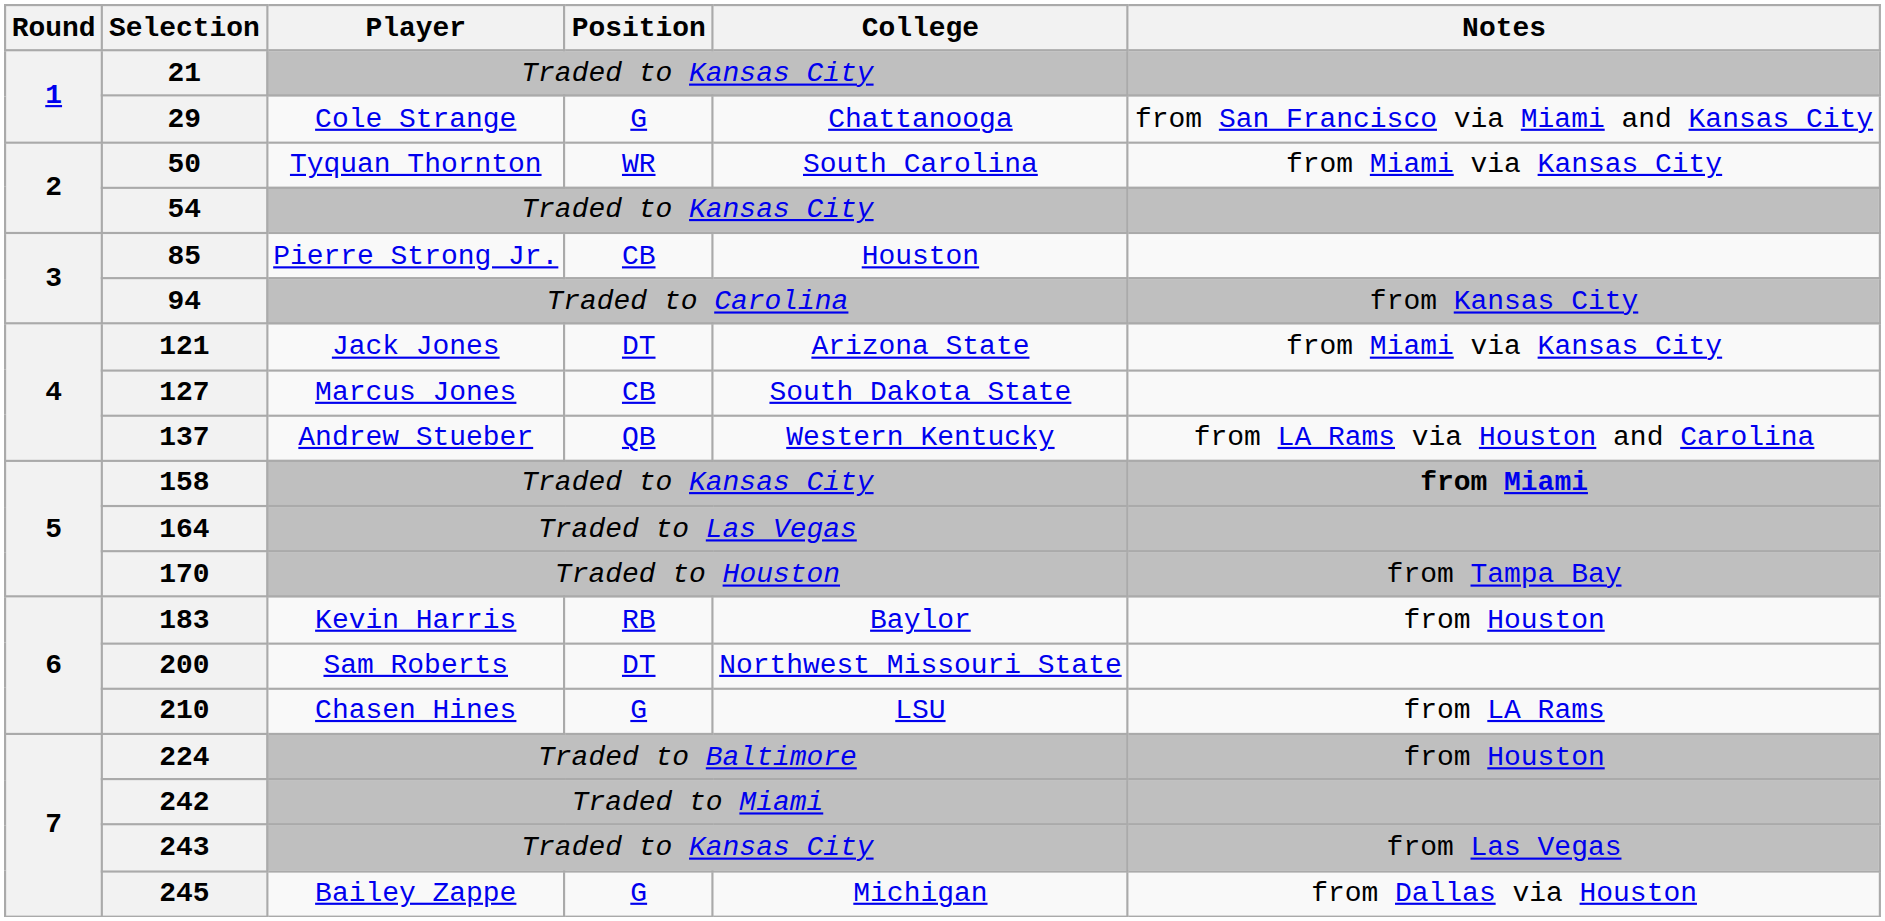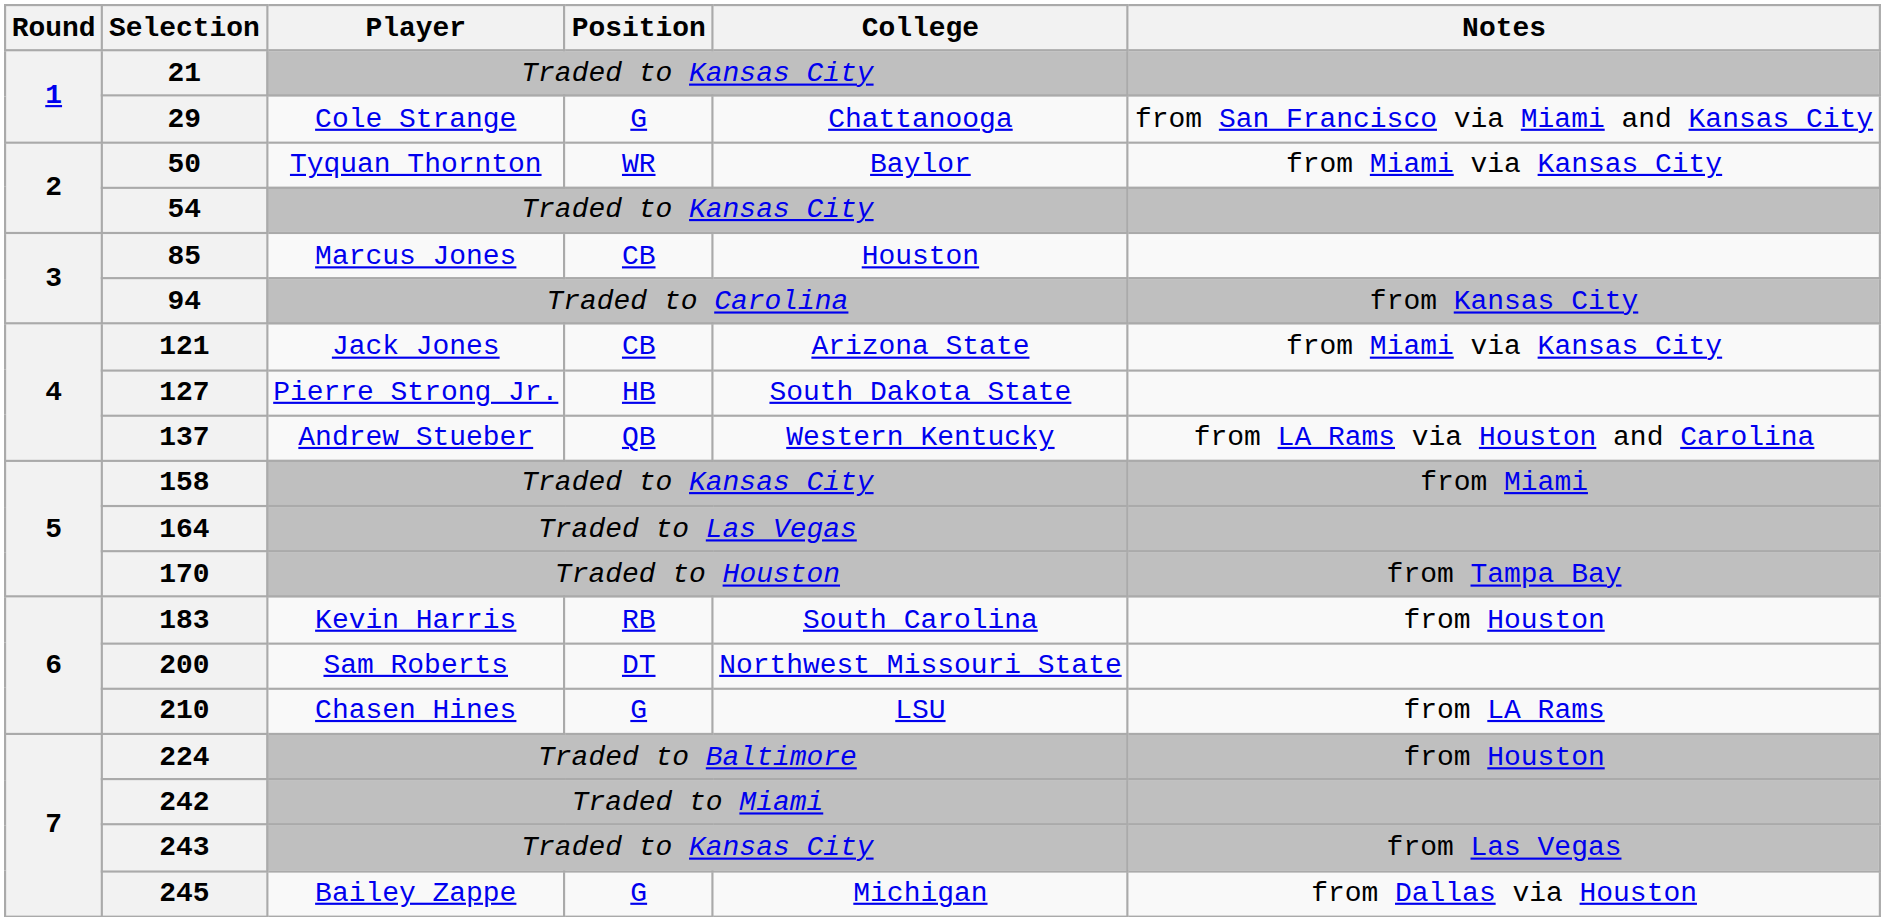(920, 165) South Carolina -> (920, 165) Baylor
(416, 256) Pierre Strong Jr. -> (416, 256) Marcus Jones
(639, 347) DT -> (639, 347) CB
(416, 392) Marcus Jones -> (416, 392) Pierre Strong Jr.
(639, 392) CB -> (639, 392) HB
(1504, 483) bold -> (1504, 483) normal
(920, 620) Baylor -> (920, 620) South Carolina
